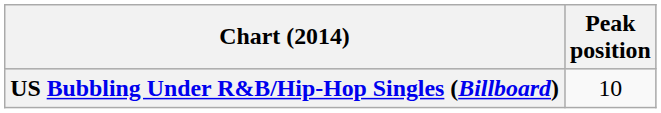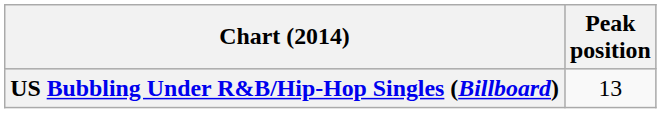(610, 88) 10 -> (610, 88) 13
